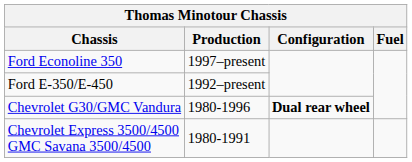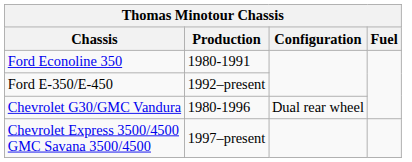(227, 61) 1997–present -> (219, 61) 1980-1991
(321, 107) bold -> (318, 107) normal
(219, 138) 1980-1991 -> (227, 138) 1997–present
